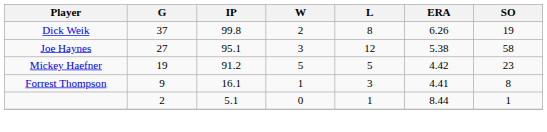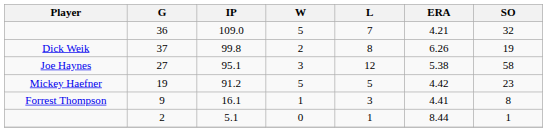+ row: (162, 30)
